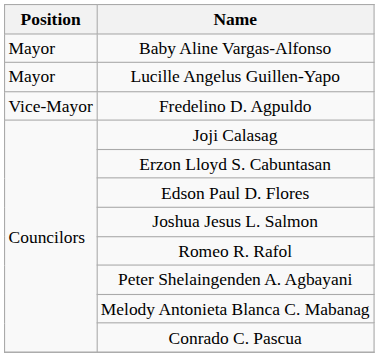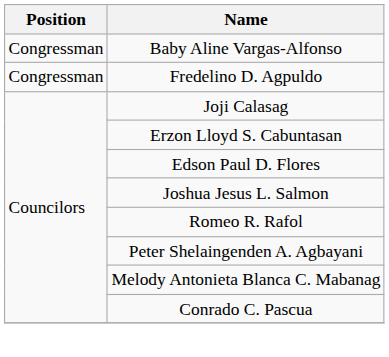(32, 48) Mayor -> (56, 48) Congressman
- row: (235, 77)
(51, 106) Vice-Mayor -> (56, 77) Congressman
